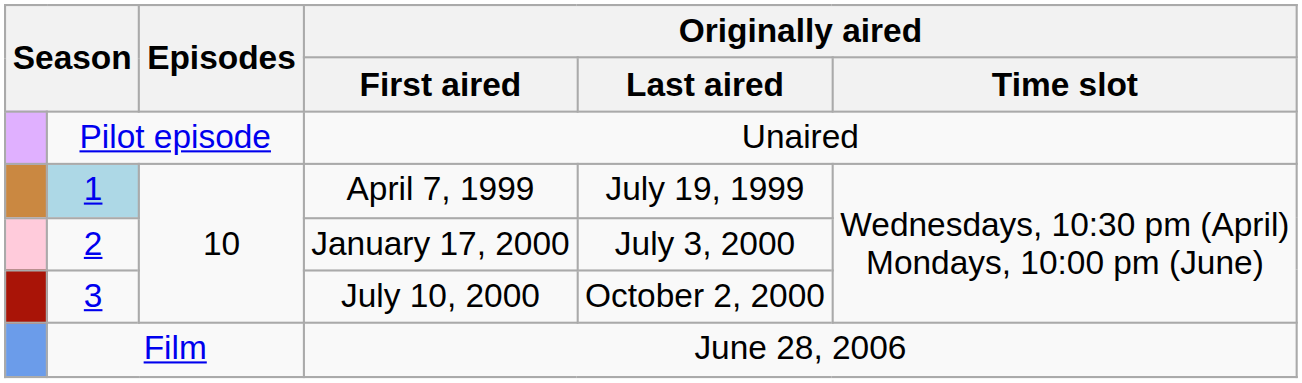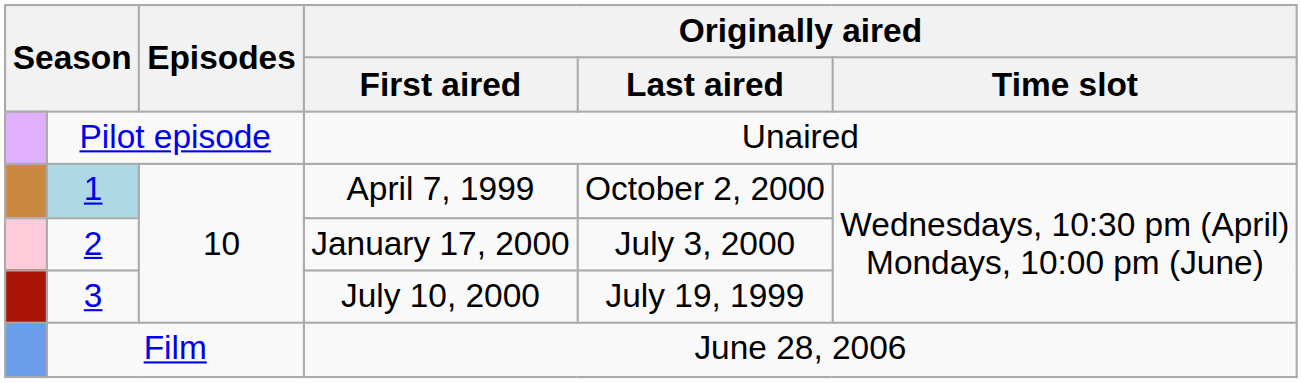(705, 190) July 19, 1999 -> (705, 190) October 2, 2000
(705, 296) October 2, 2000 -> (705, 296) July 19, 1999
